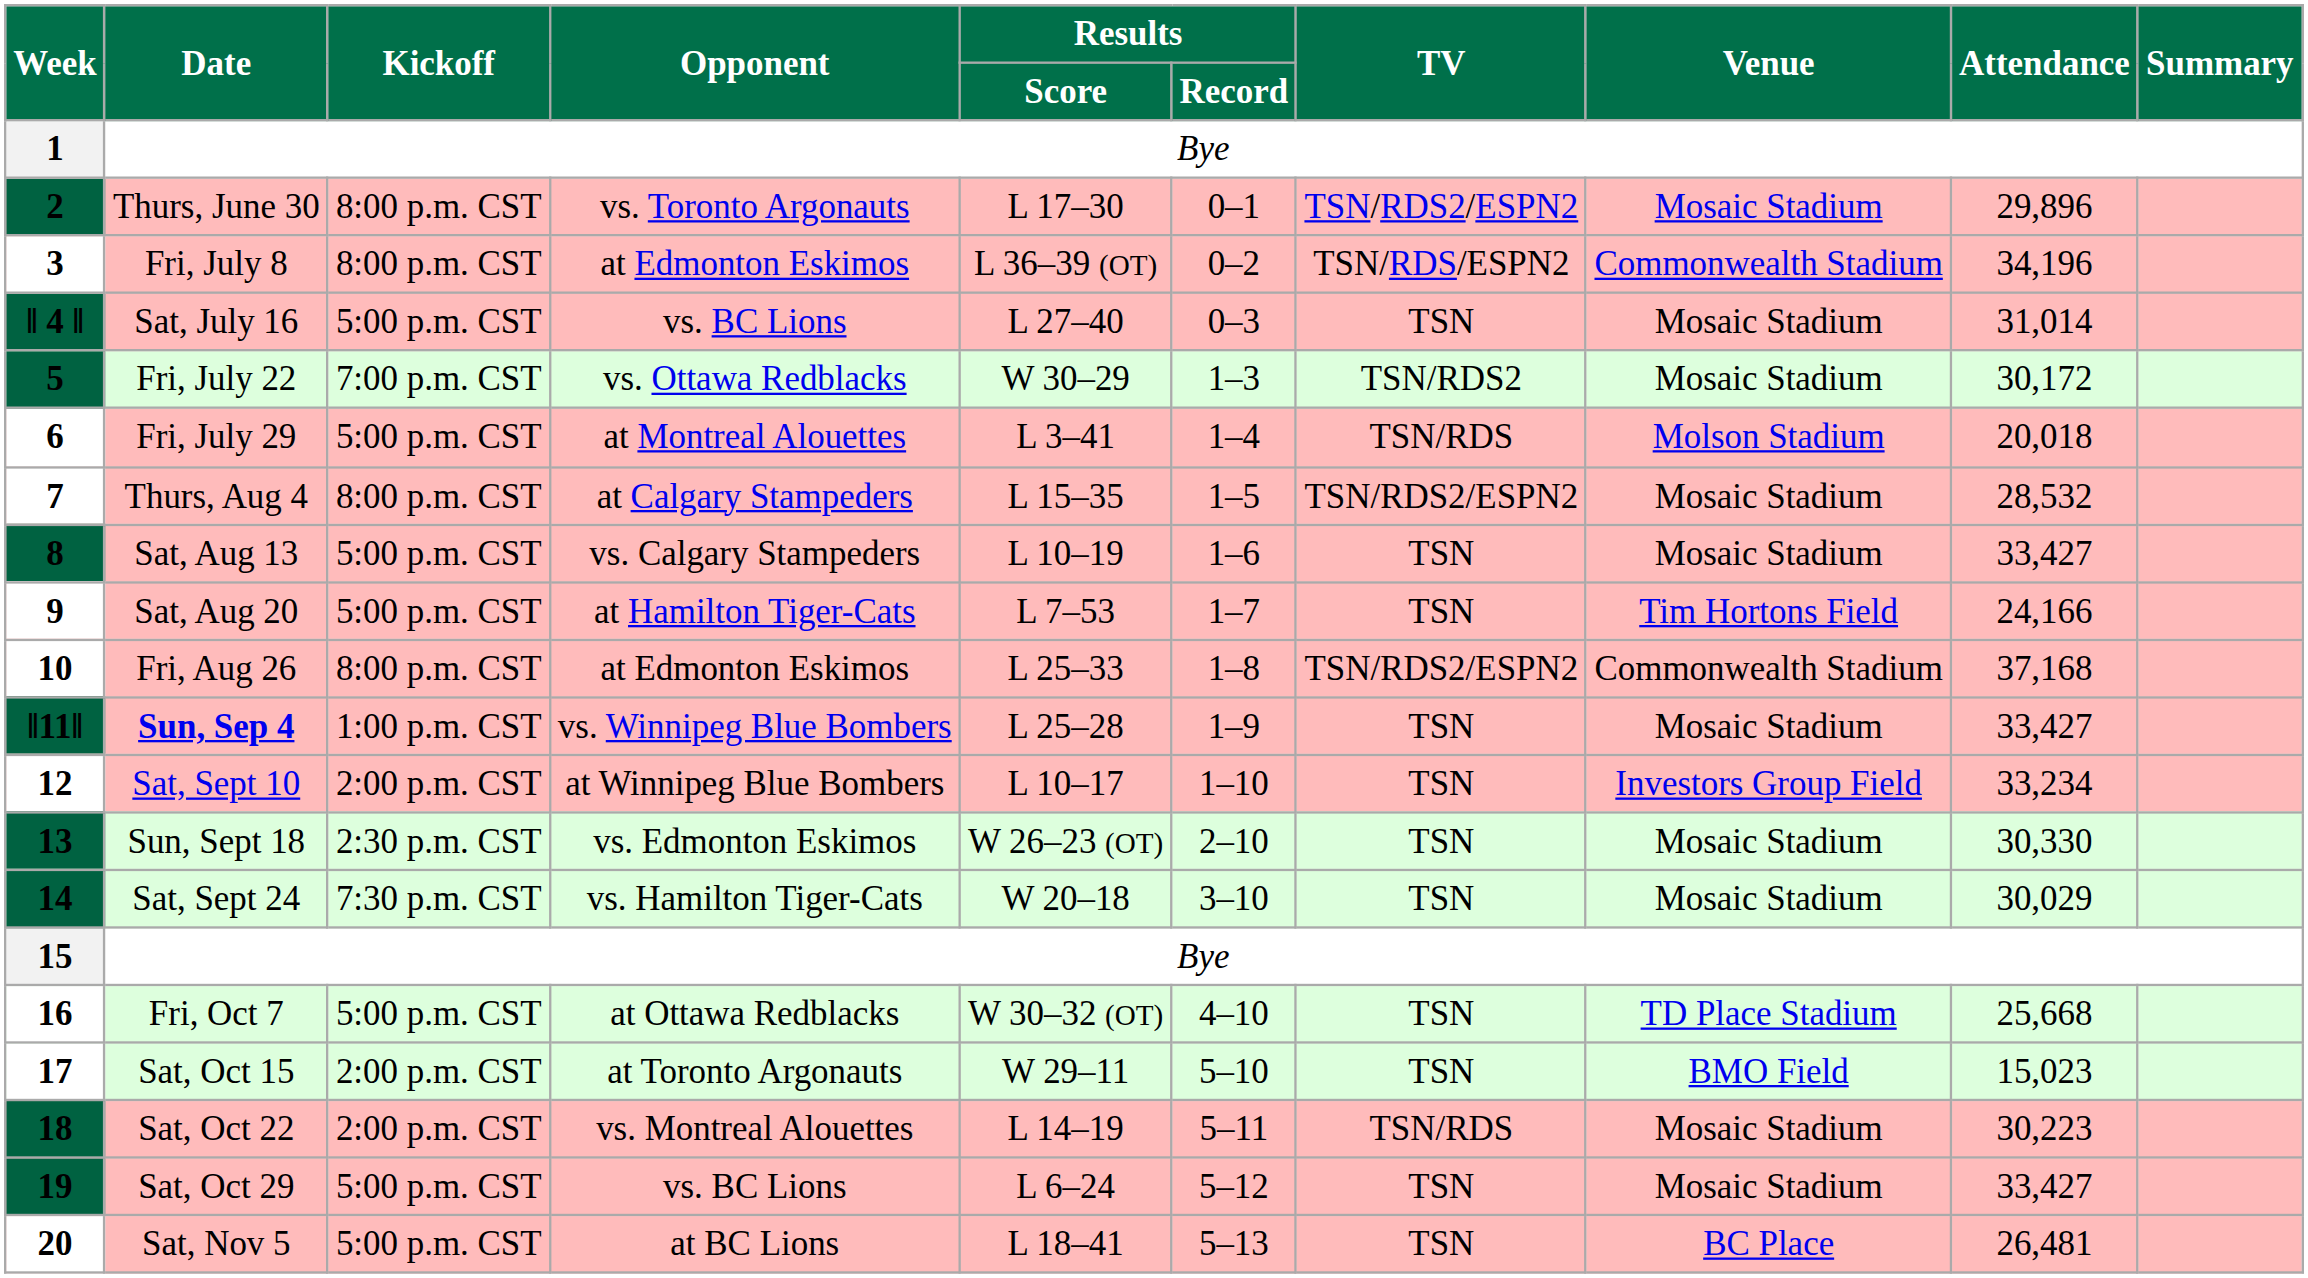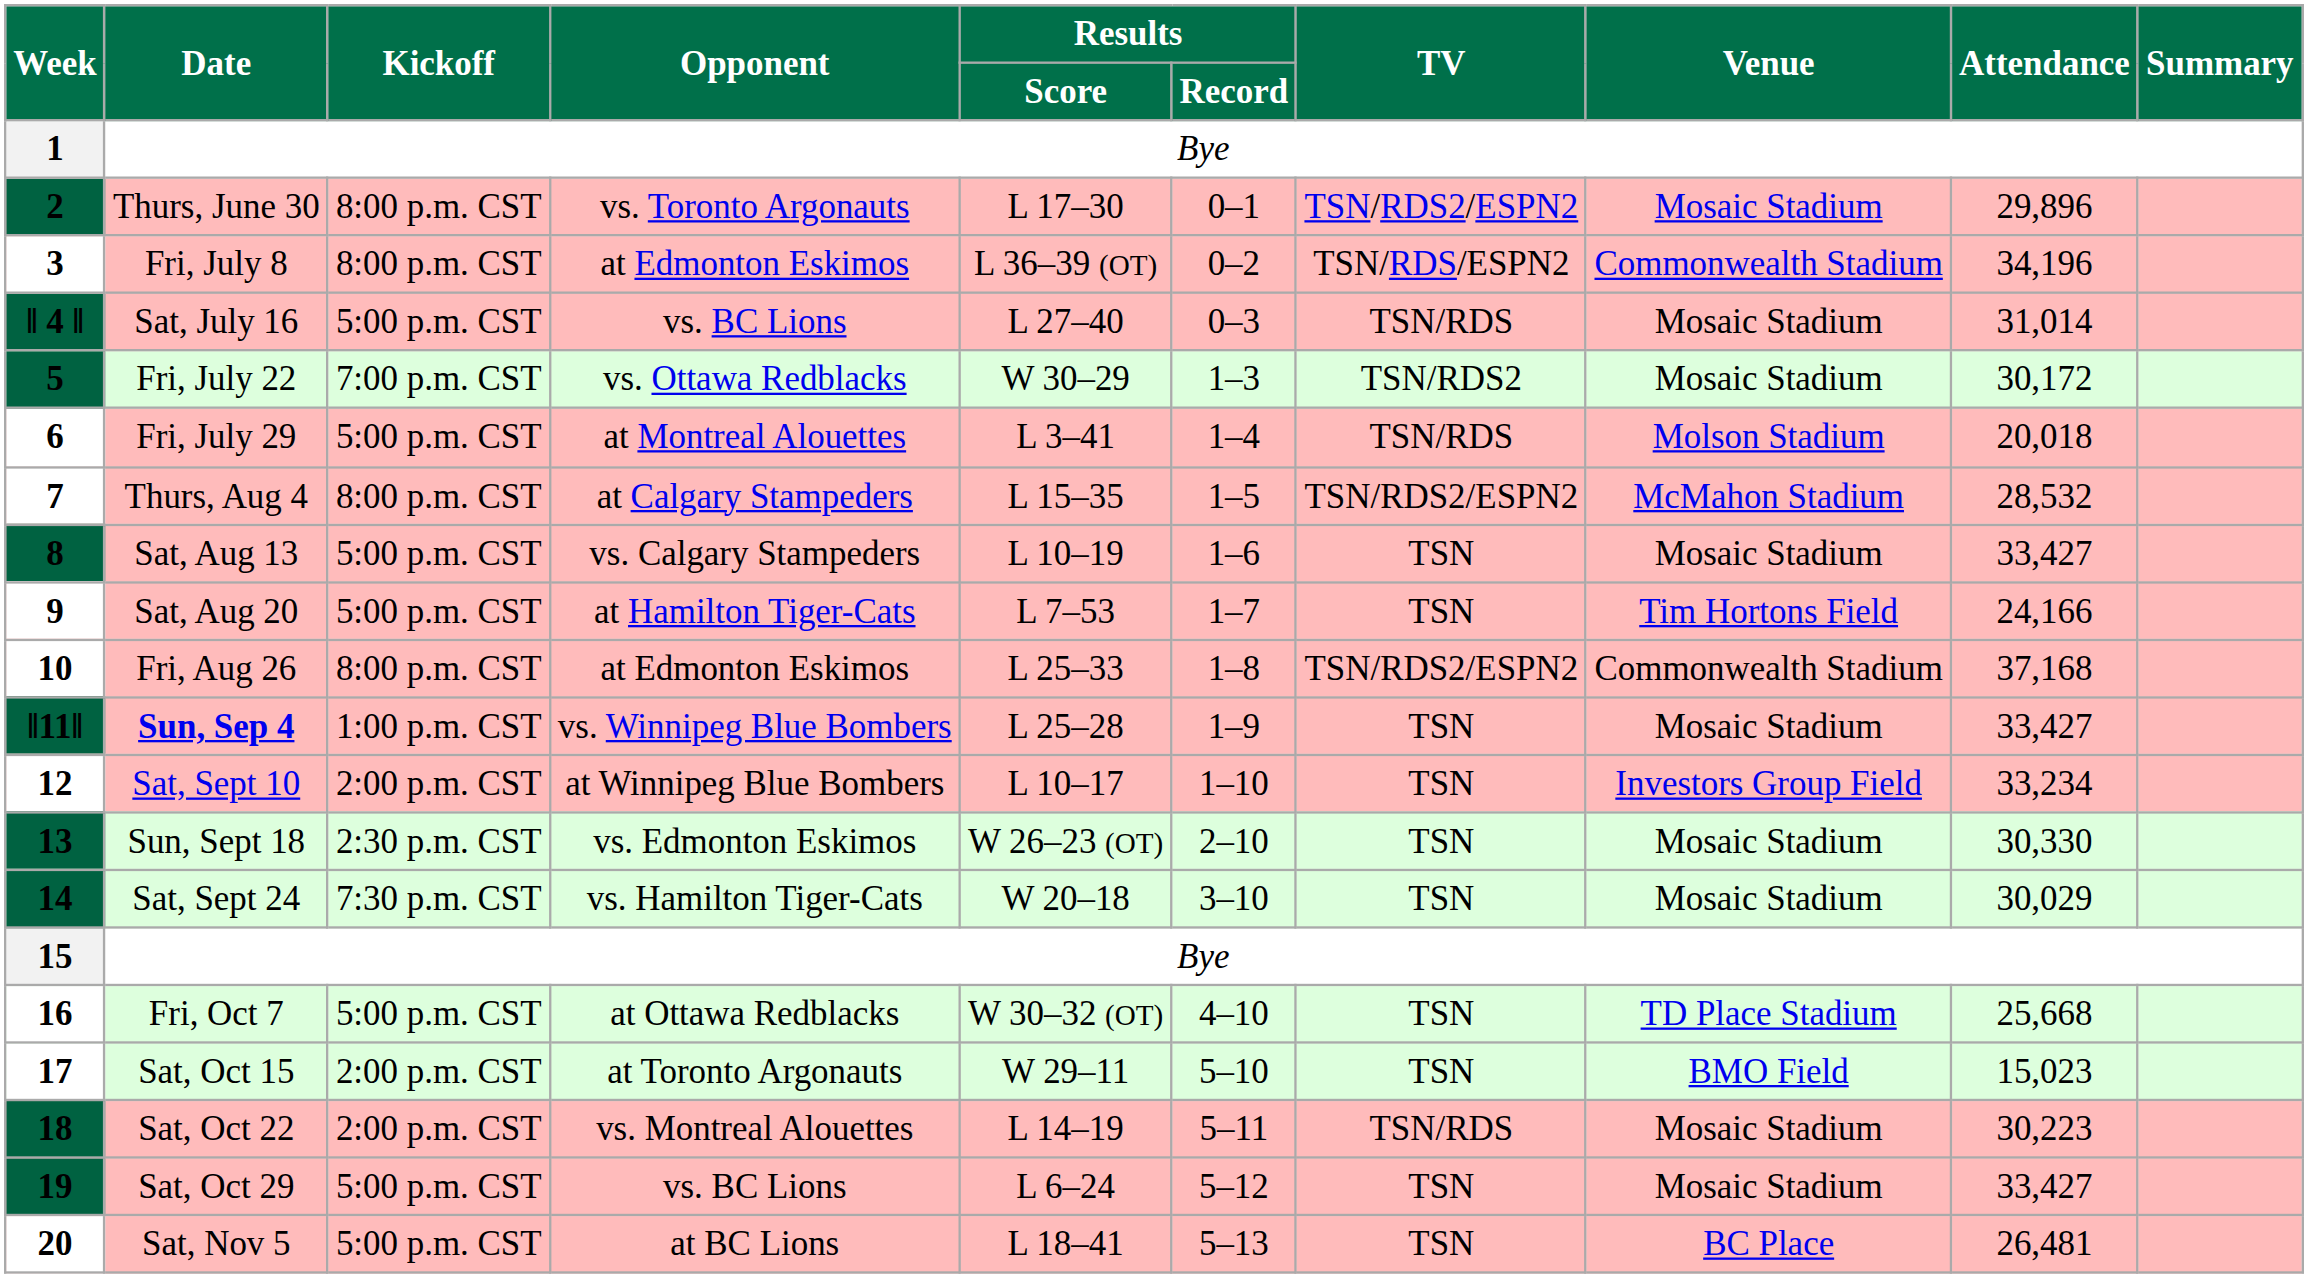(1441, 321) TSN -> (1441, 321) TSN/RDS
(1769, 494) Mosaic Stadium -> (1769, 494) McMahon Stadium
